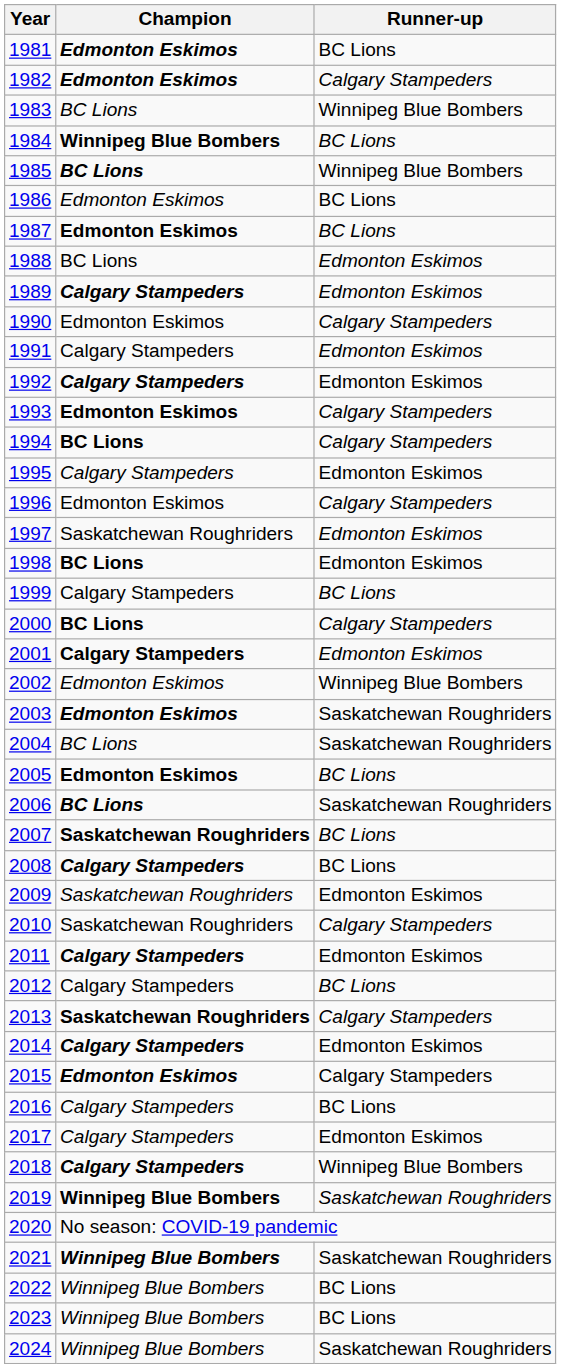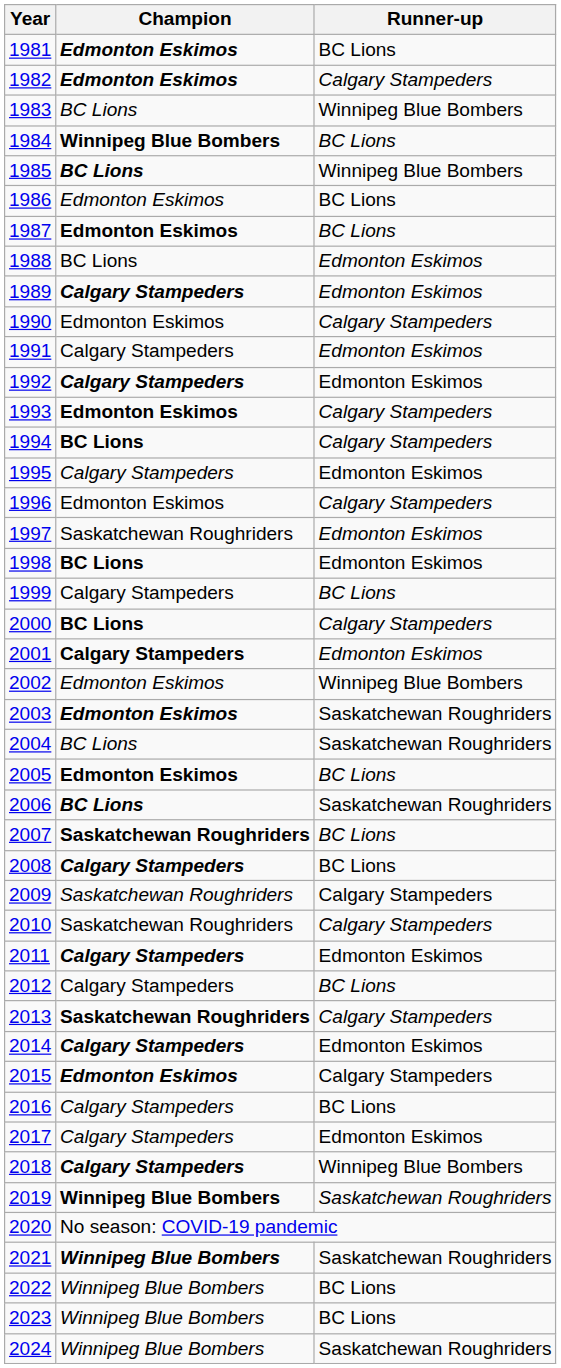(401, 895) Edmonton Eskimos -> (405, 895) Calgary Stampeders
